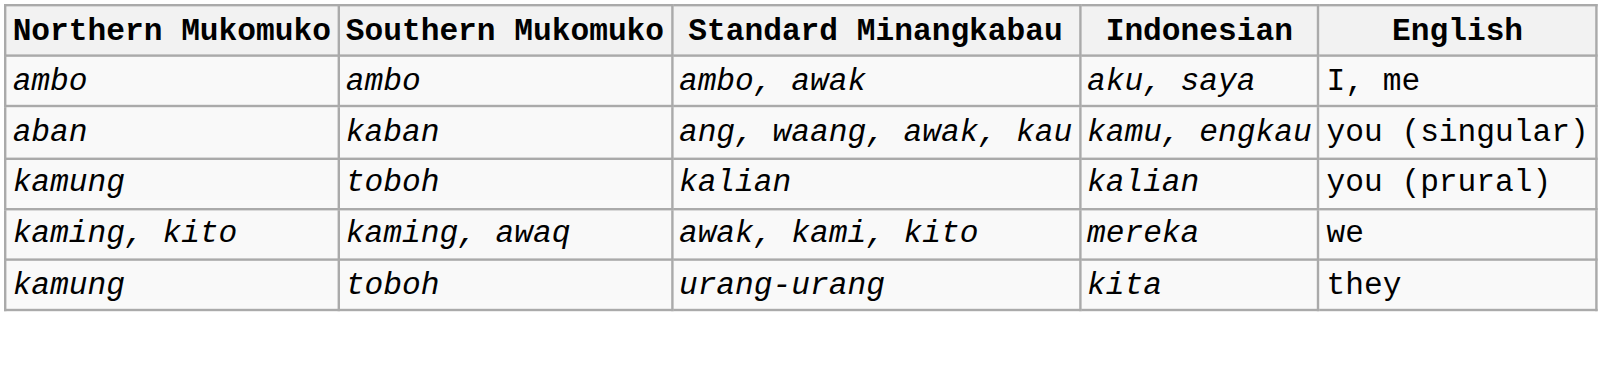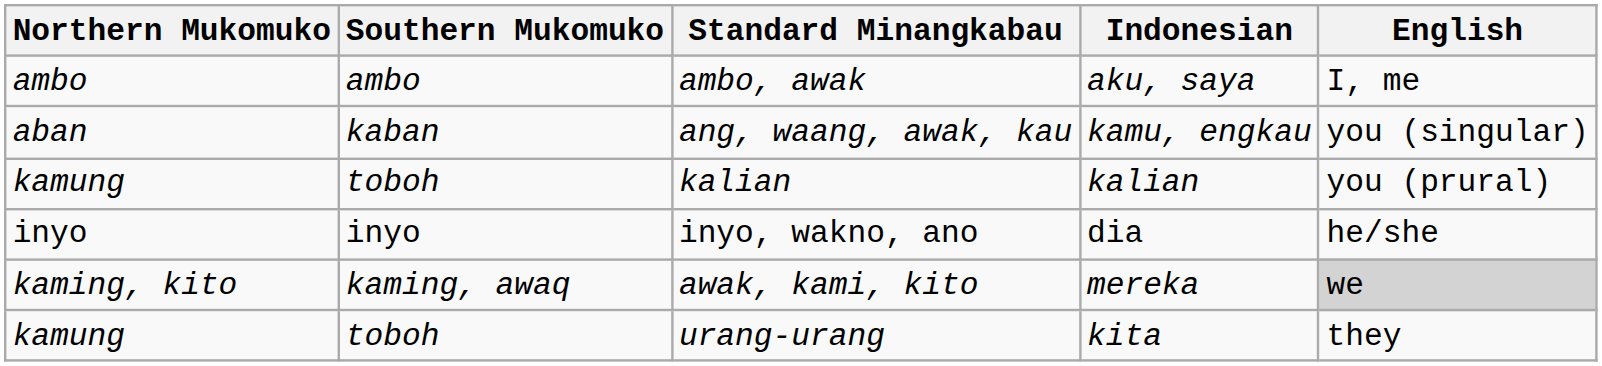+ row: (829, 234)
(1345, 234) no background -> (1345, 285) lightgrey background
